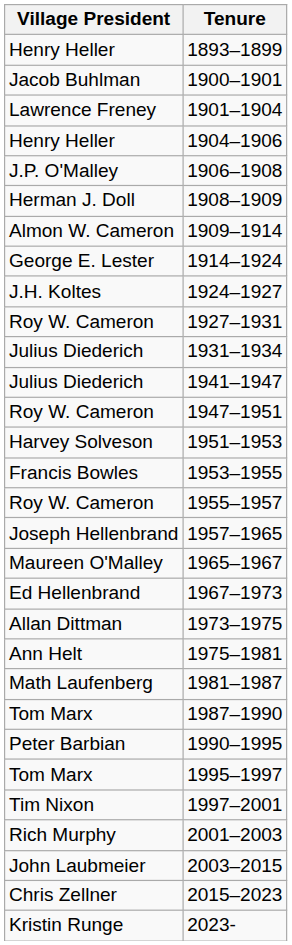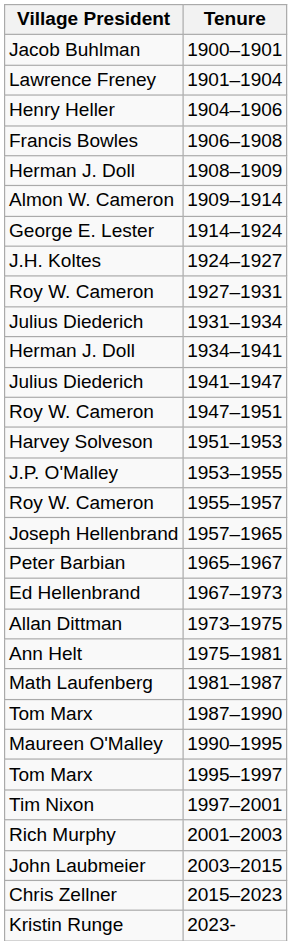- row: (235, 49)
(64, 170) J.P. O'Malley -> (74, 140) Francis Bowles
+ row: (235, 351)
(74, 472) Francis Bowles -> (64, 472) J.P. O'Malley
(86, 563) Maureen O'Malley -> (67, 563) Peter Barbian
(67, 744) Peter Barbian -> (86, 744) Maureen O'Malley
